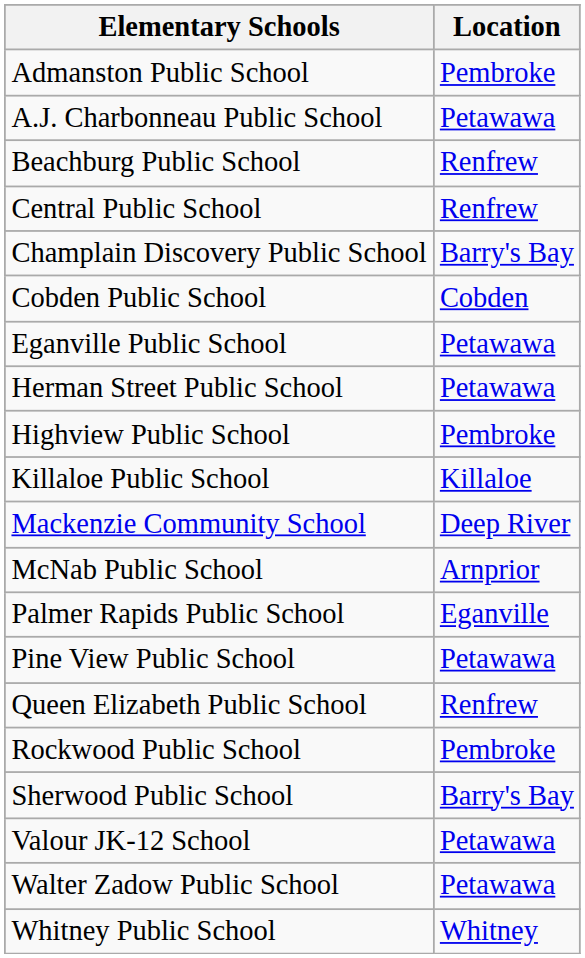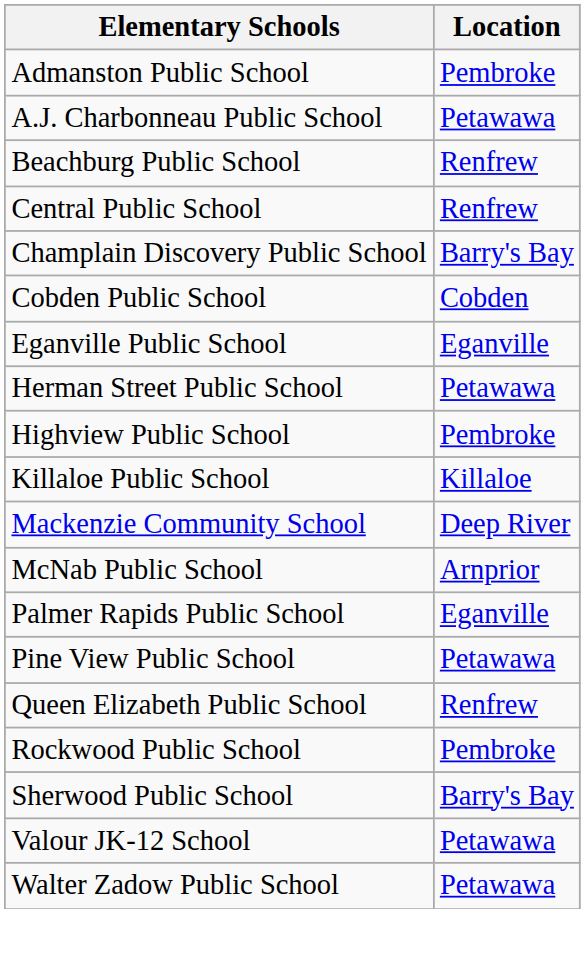(498, 343) Petawawa -> (494, 343) Eganville
- row: (144, 930)
